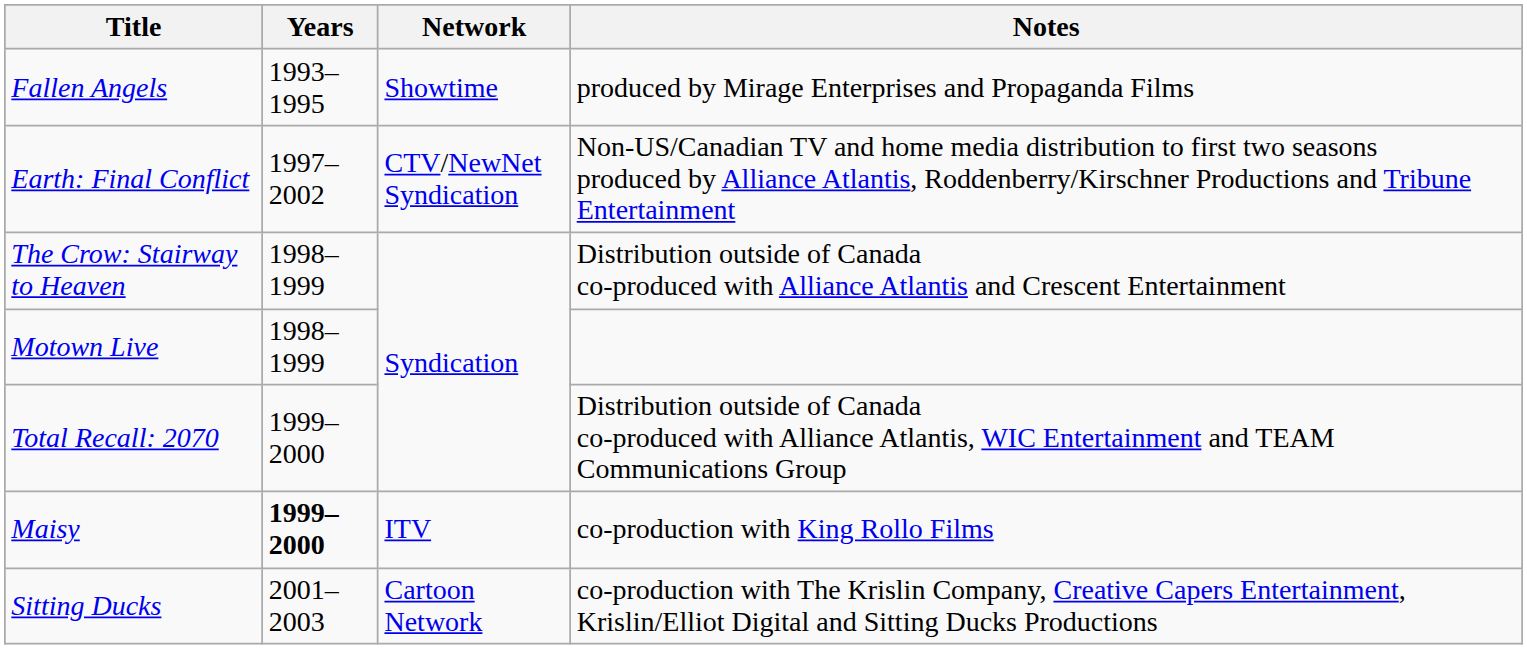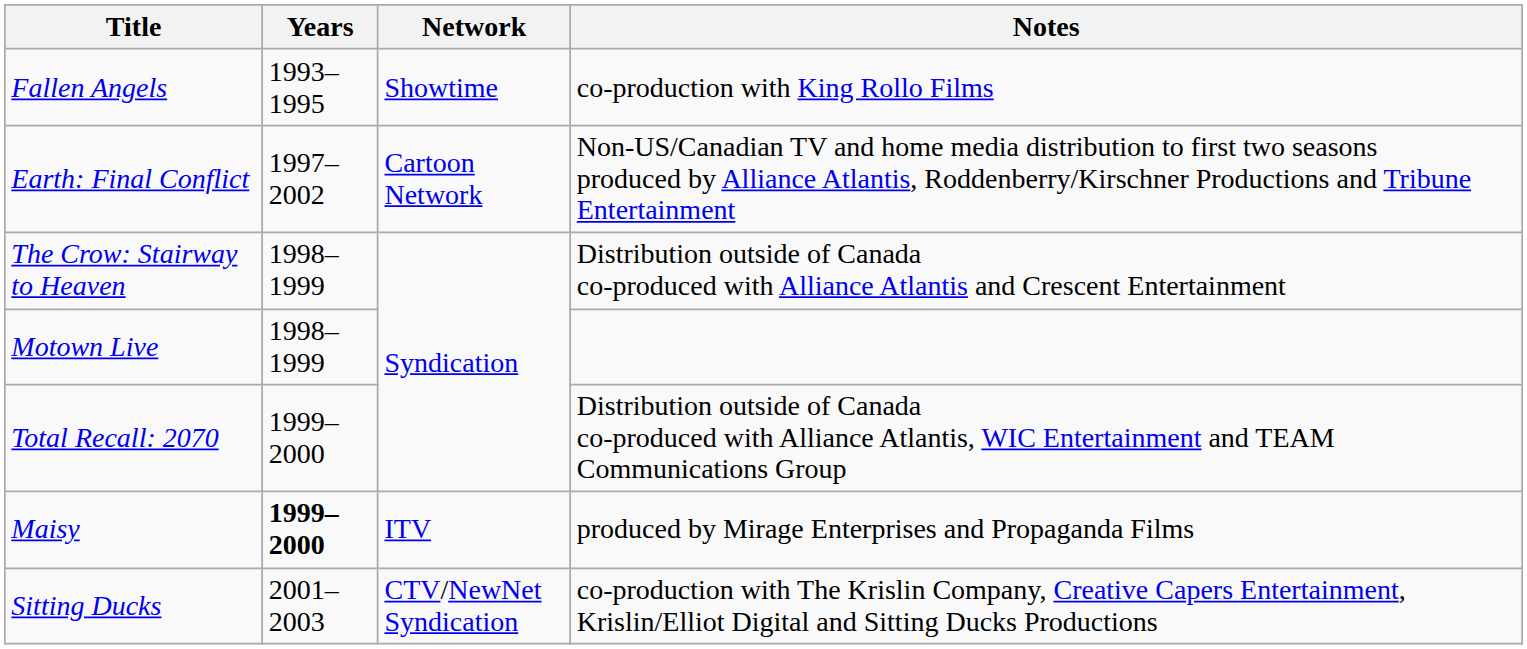(885, 86) produced by Mirage Enterprises and Propaganda Films -> (785, 86) co-production with King Rollo Films
(463, 178) CTV/NewNet Syndication -> (433, 178) Cartoon Network
(785, 529) co-production with King Rollo Films -> (885, 529) produced by Mirage Enterprises and Propaganda Films
(433, 605) Cartoon Network -> (463, 605) CTV/NewNet Syndication
